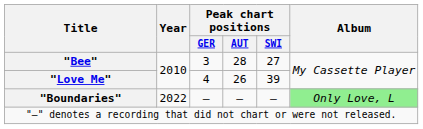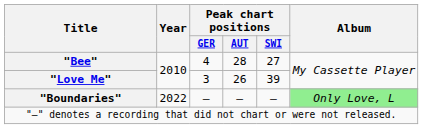(206, 61) 3 -> (206, 61) 4
(206, 80) 4 -> (206, 80) 3
